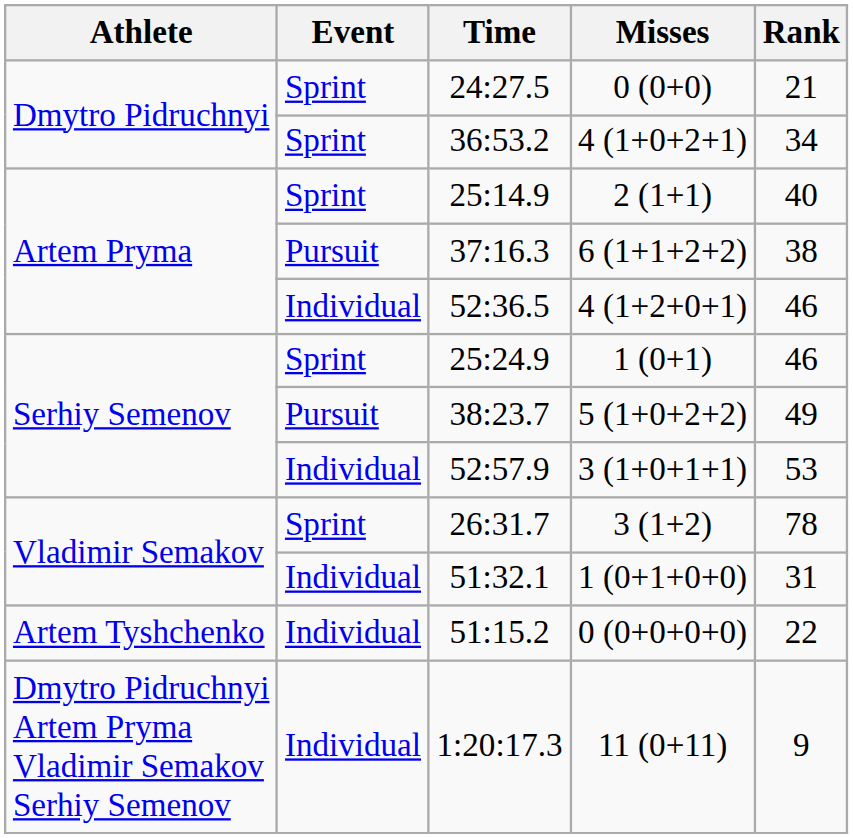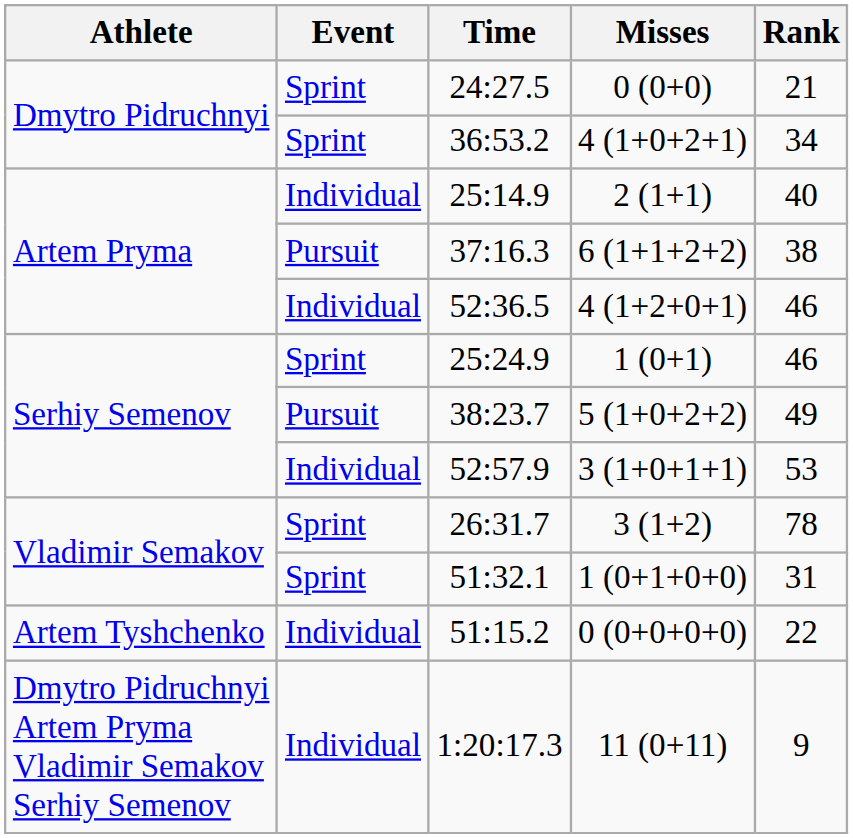(325, 196) Sprint -> (353, 196) Individual
(353, 578) Individual -> (325, 578) Sprint
